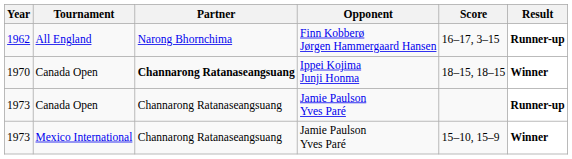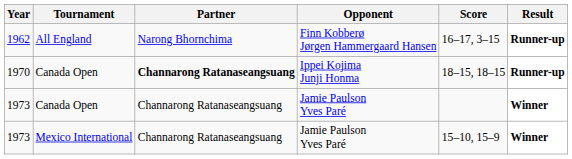(529, 72) Winner -> (538, 72) Runner-up
(538, 105) Runner-up -> (529, 105) Winner
